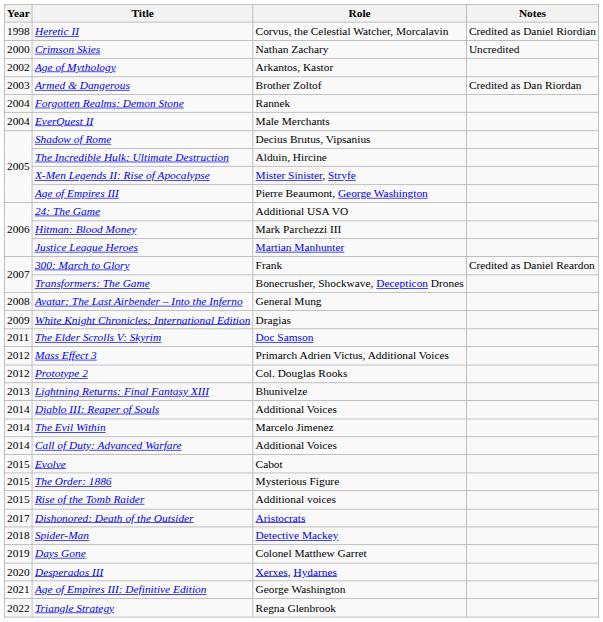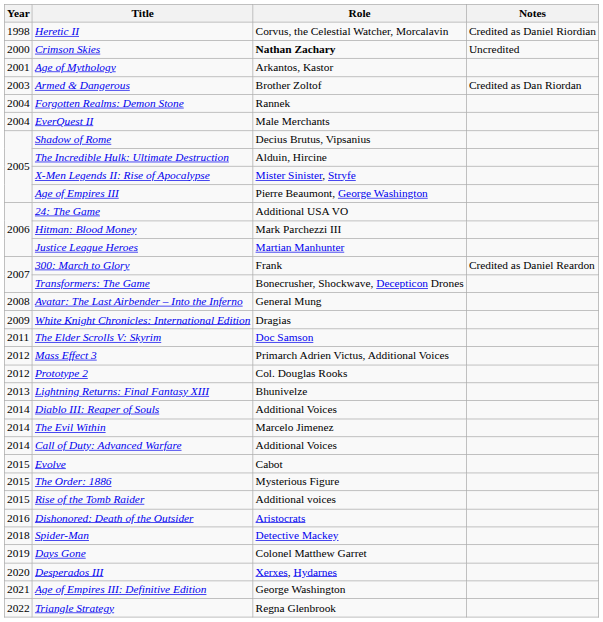(292, 49) normal -> (295, 49) bold
(18, 67) 2002 -> (18, 67) 2001
(18, 517) 2017 -> (18, 517) 2016
